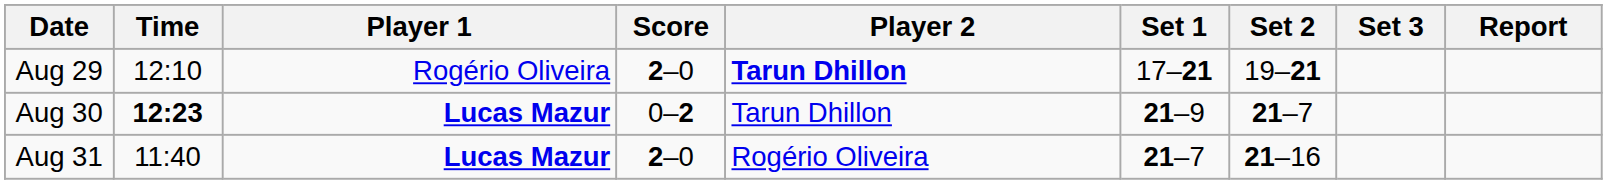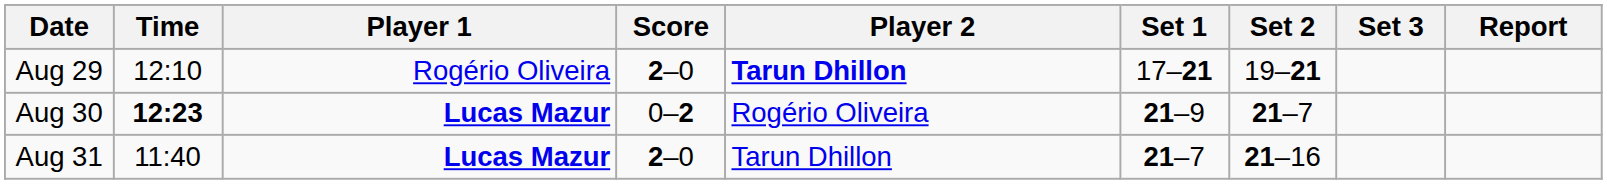(812, 114) Tarun Dhillon -> (830, 114) Rogério Oliveira
(830, 157) Rogério Oliveira -> (812, 157) Tarun Dhillon
